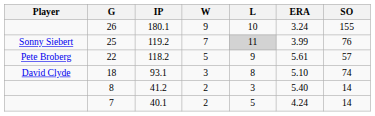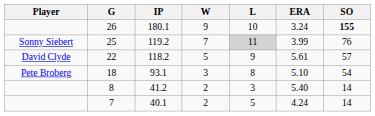(347, 27) normal -> (347, 27) bold
(46, 57) Pete Broberg -> (46, 57) David Clyde
(46, 73) David Clyde -> (46, 73) Pete Broberg
(347, 73) 74 -> (347, 73) 54
